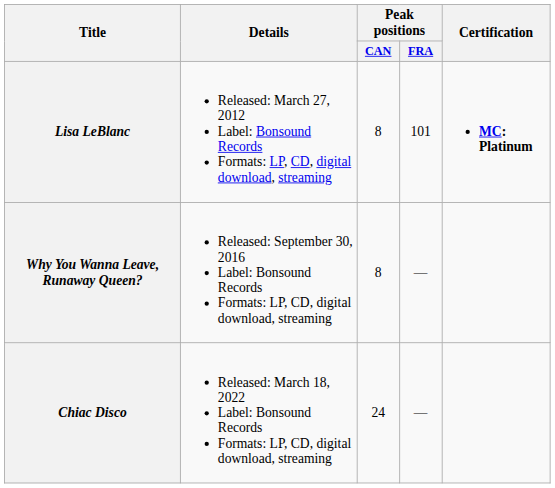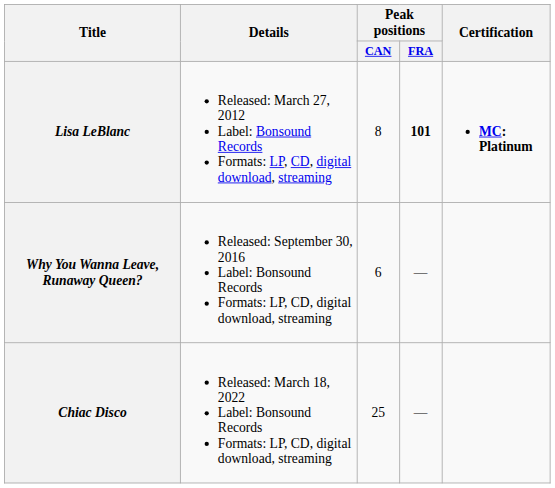(421, 131) normal -> (421, 131) bold
(378, 272) 8 -> (378, 272) 6
(378, 412) 24 -> (378, 412) 25
